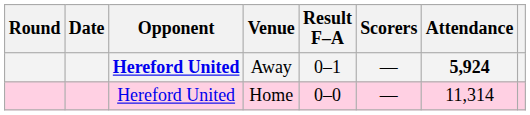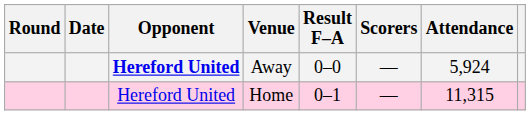(327, 67) 0–1 -> (327, 67) 0–0
(470, 67) bold -> (470, 67) normal
(327, 95) 0–0 -> (327, 95) 0–1
(470, 95) 11,314 -> (470, 95) 11,315
